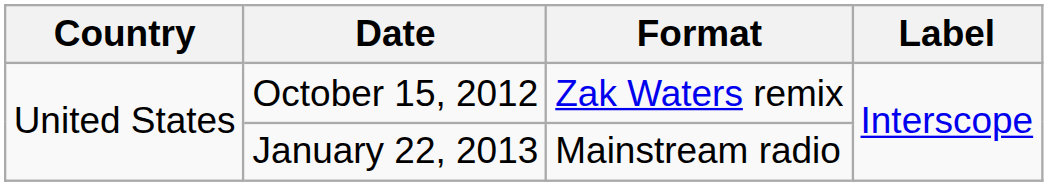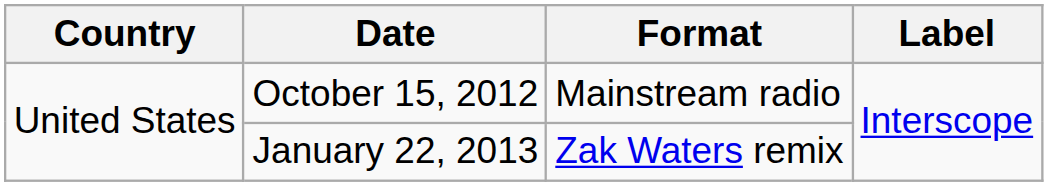(699, 92) Zak Waters remix -> (698, 92) Mainstream radio
(698, 151) Mainstream radio -> (699, 151) Zak Waters remix
